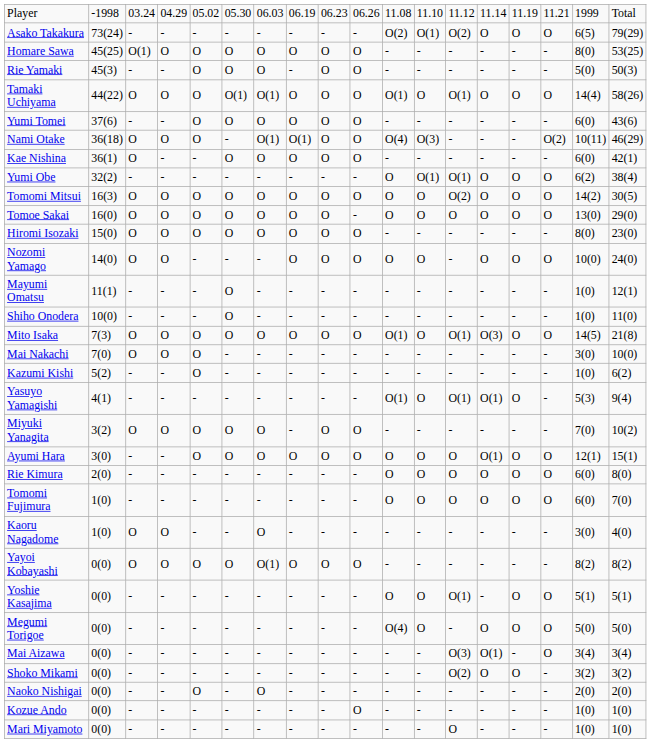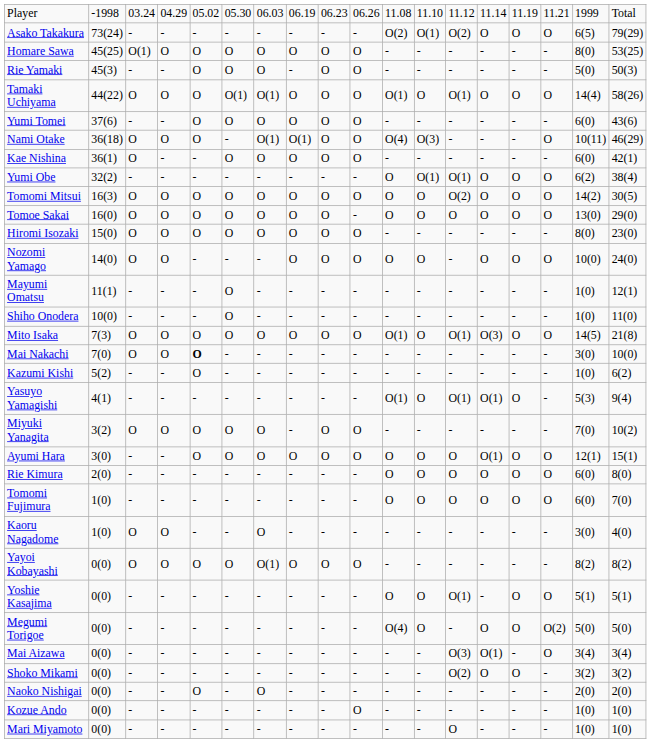(555, 139) O(2) -> (548, 139) O
(197, 354) normal -> (197, 354) bold
(548, 628) O -> (555, 628) O(2)
